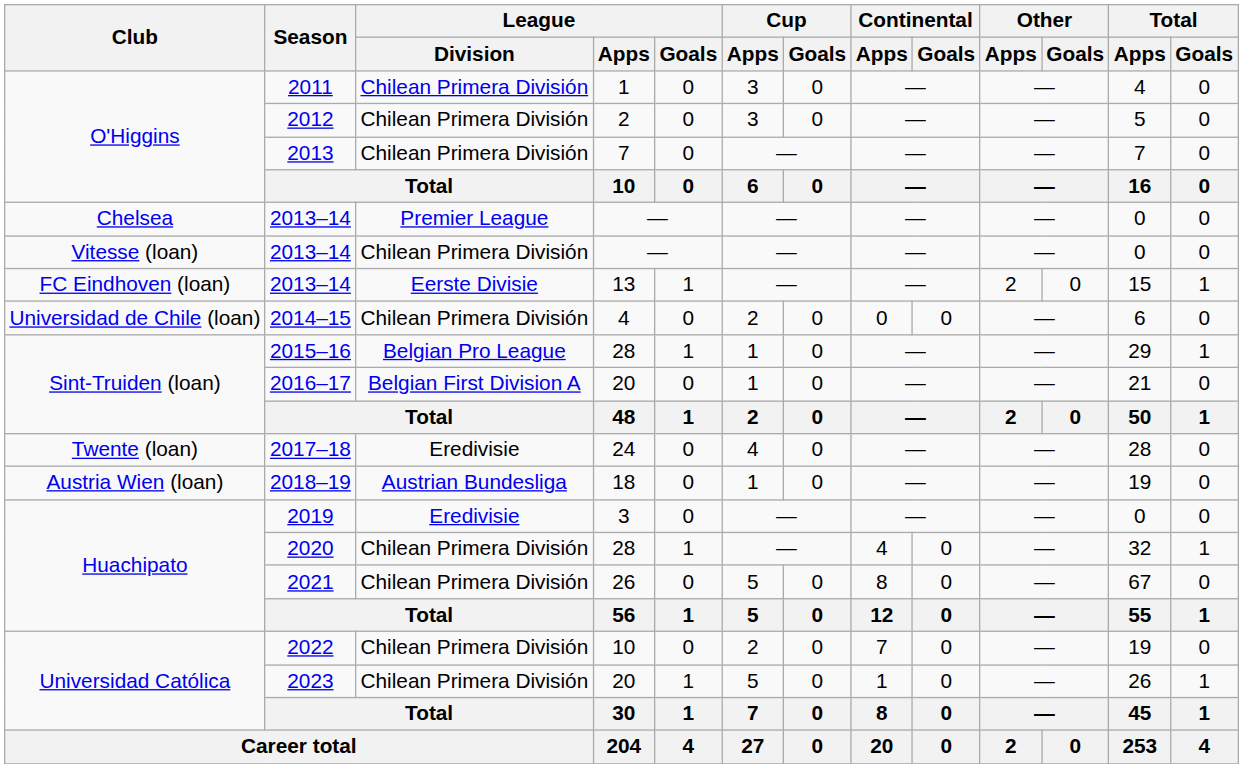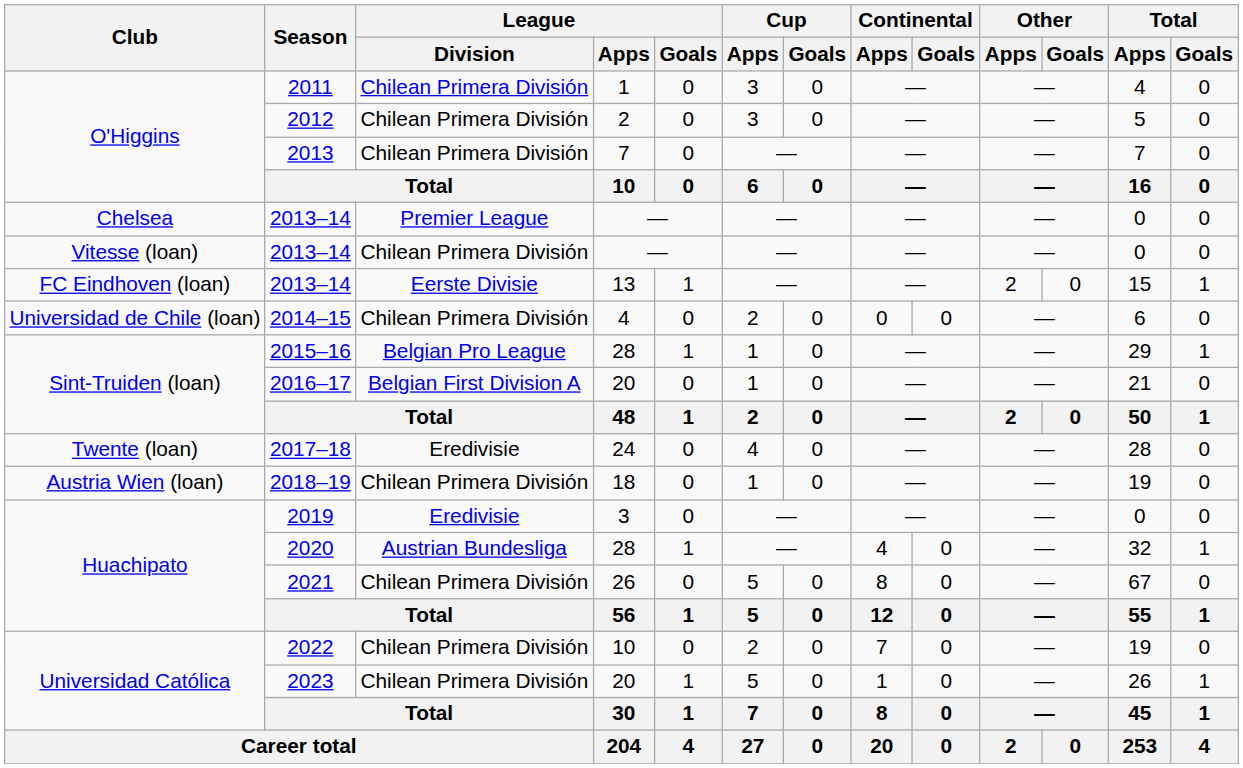(474, 482) Austrian Bundesliga -> (474, 482) Chilean Primera División
(474, 548) Chilean Primera División -> (474, 548) Austrian Bundesliga
